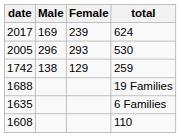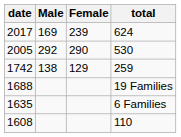(48, 50) 296 -> (48, 50) 292
(78, 50) 293 -> (78, 50) 290
